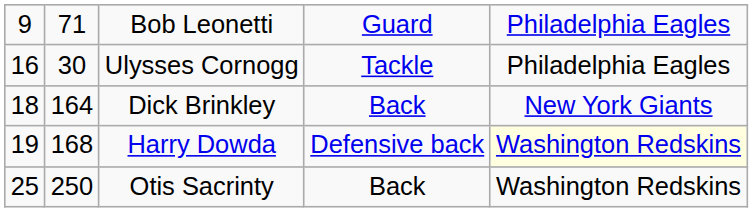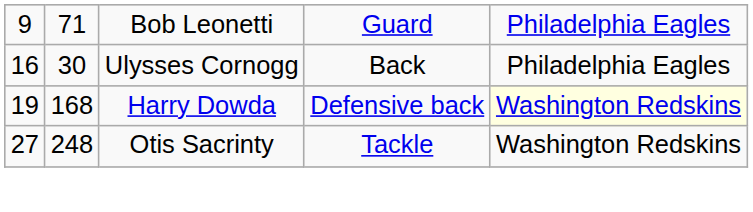(397, 65) Tackle -> (397, 65) Back
- row: (202, 105)
(25, 186) 25 -> (25, 145) 27
(72, 186) 250 -> (72, 145) 248
(397, 186) Back -> (397, 145) Tackle
